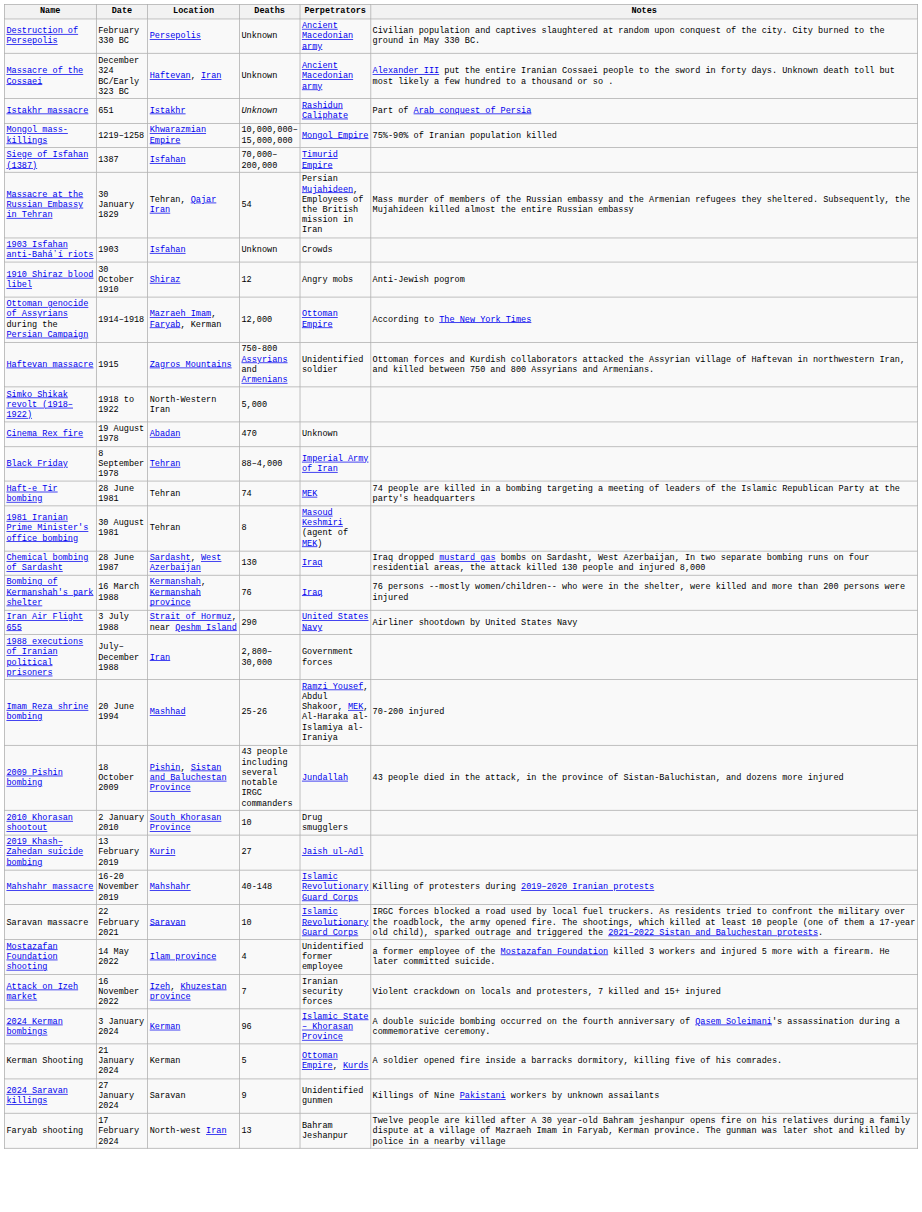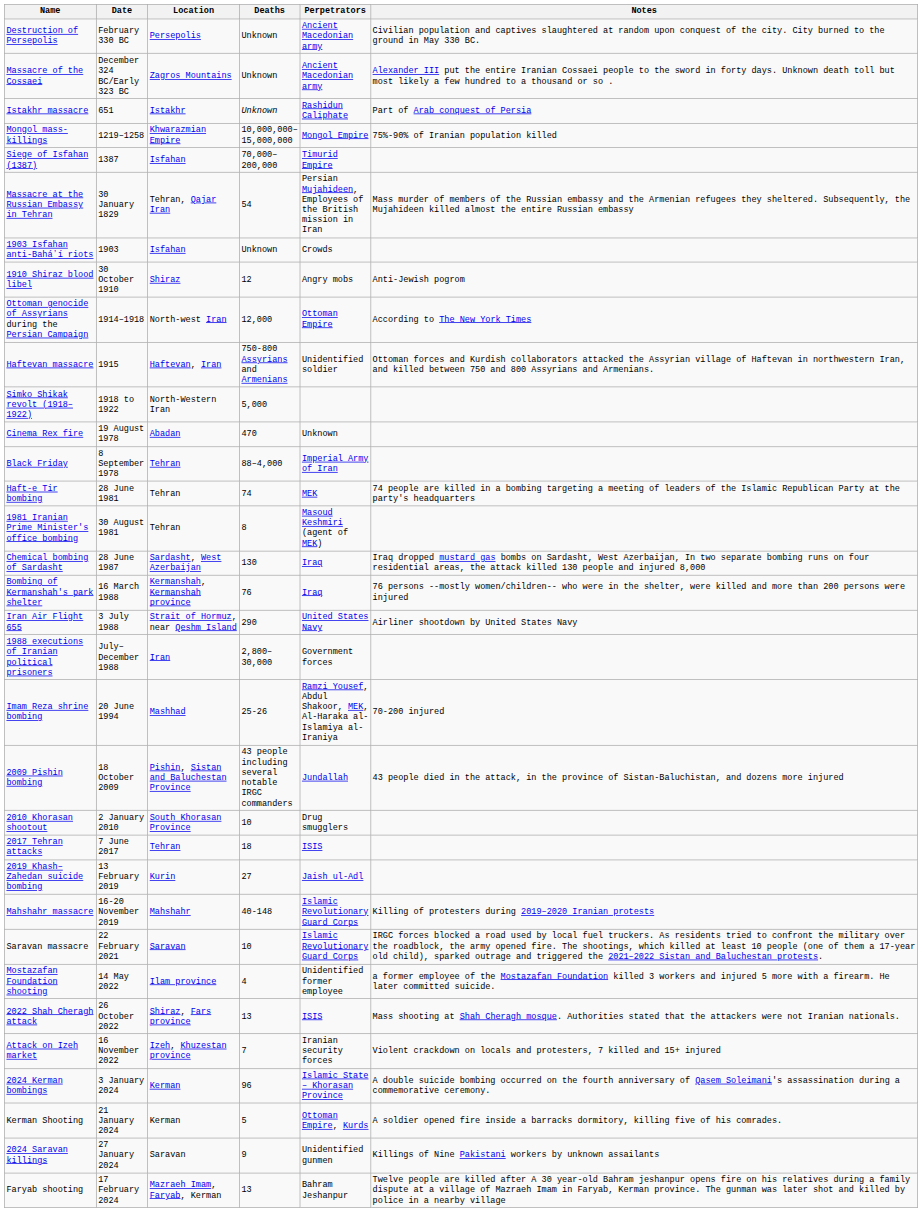(186, 76) Haftevan, Iran -> (191, 76) Zagros Mountains
(186, 319) Mazraeh Imam, Faryab, Kerman -> (188, 319) North-west Iran
(191, 364) Zagros Mountains -> (186, 364) Haftevan, Iran
+ row: (35, 847)
+ row: (50, 1016)
(188, 1131) North-west Iran -> (186, 1190) Mazraeh Imam, Faryab, Kerman
